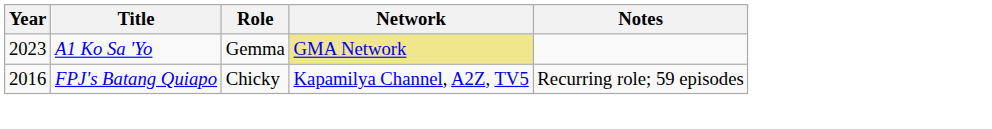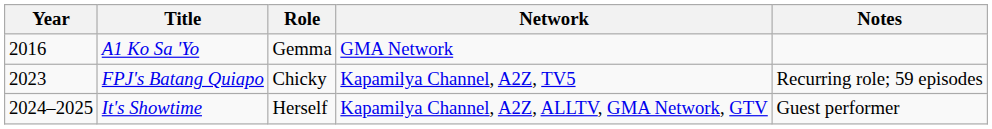(28, 49) 2023 -> (28, 49) 2016
(350, 49) khaki background -> (397, 49) no background
(28, 78) 2016 -> (28, 78) 2023
+ row: (152, 108)
